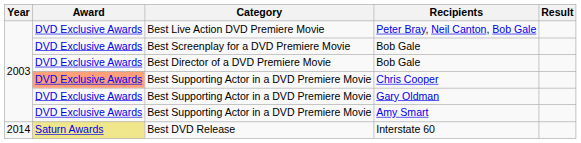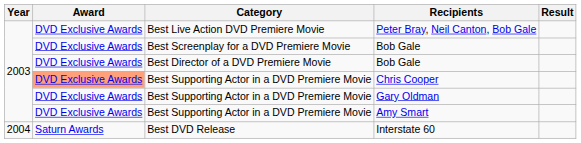(19, 130) 2014 -> (19, 130) 2004
(69, 130) khaki background -> (69, 130) no background
